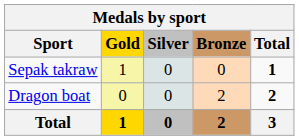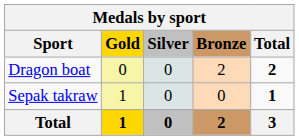rows swapped: (53, 69) <-> (49, 95)
